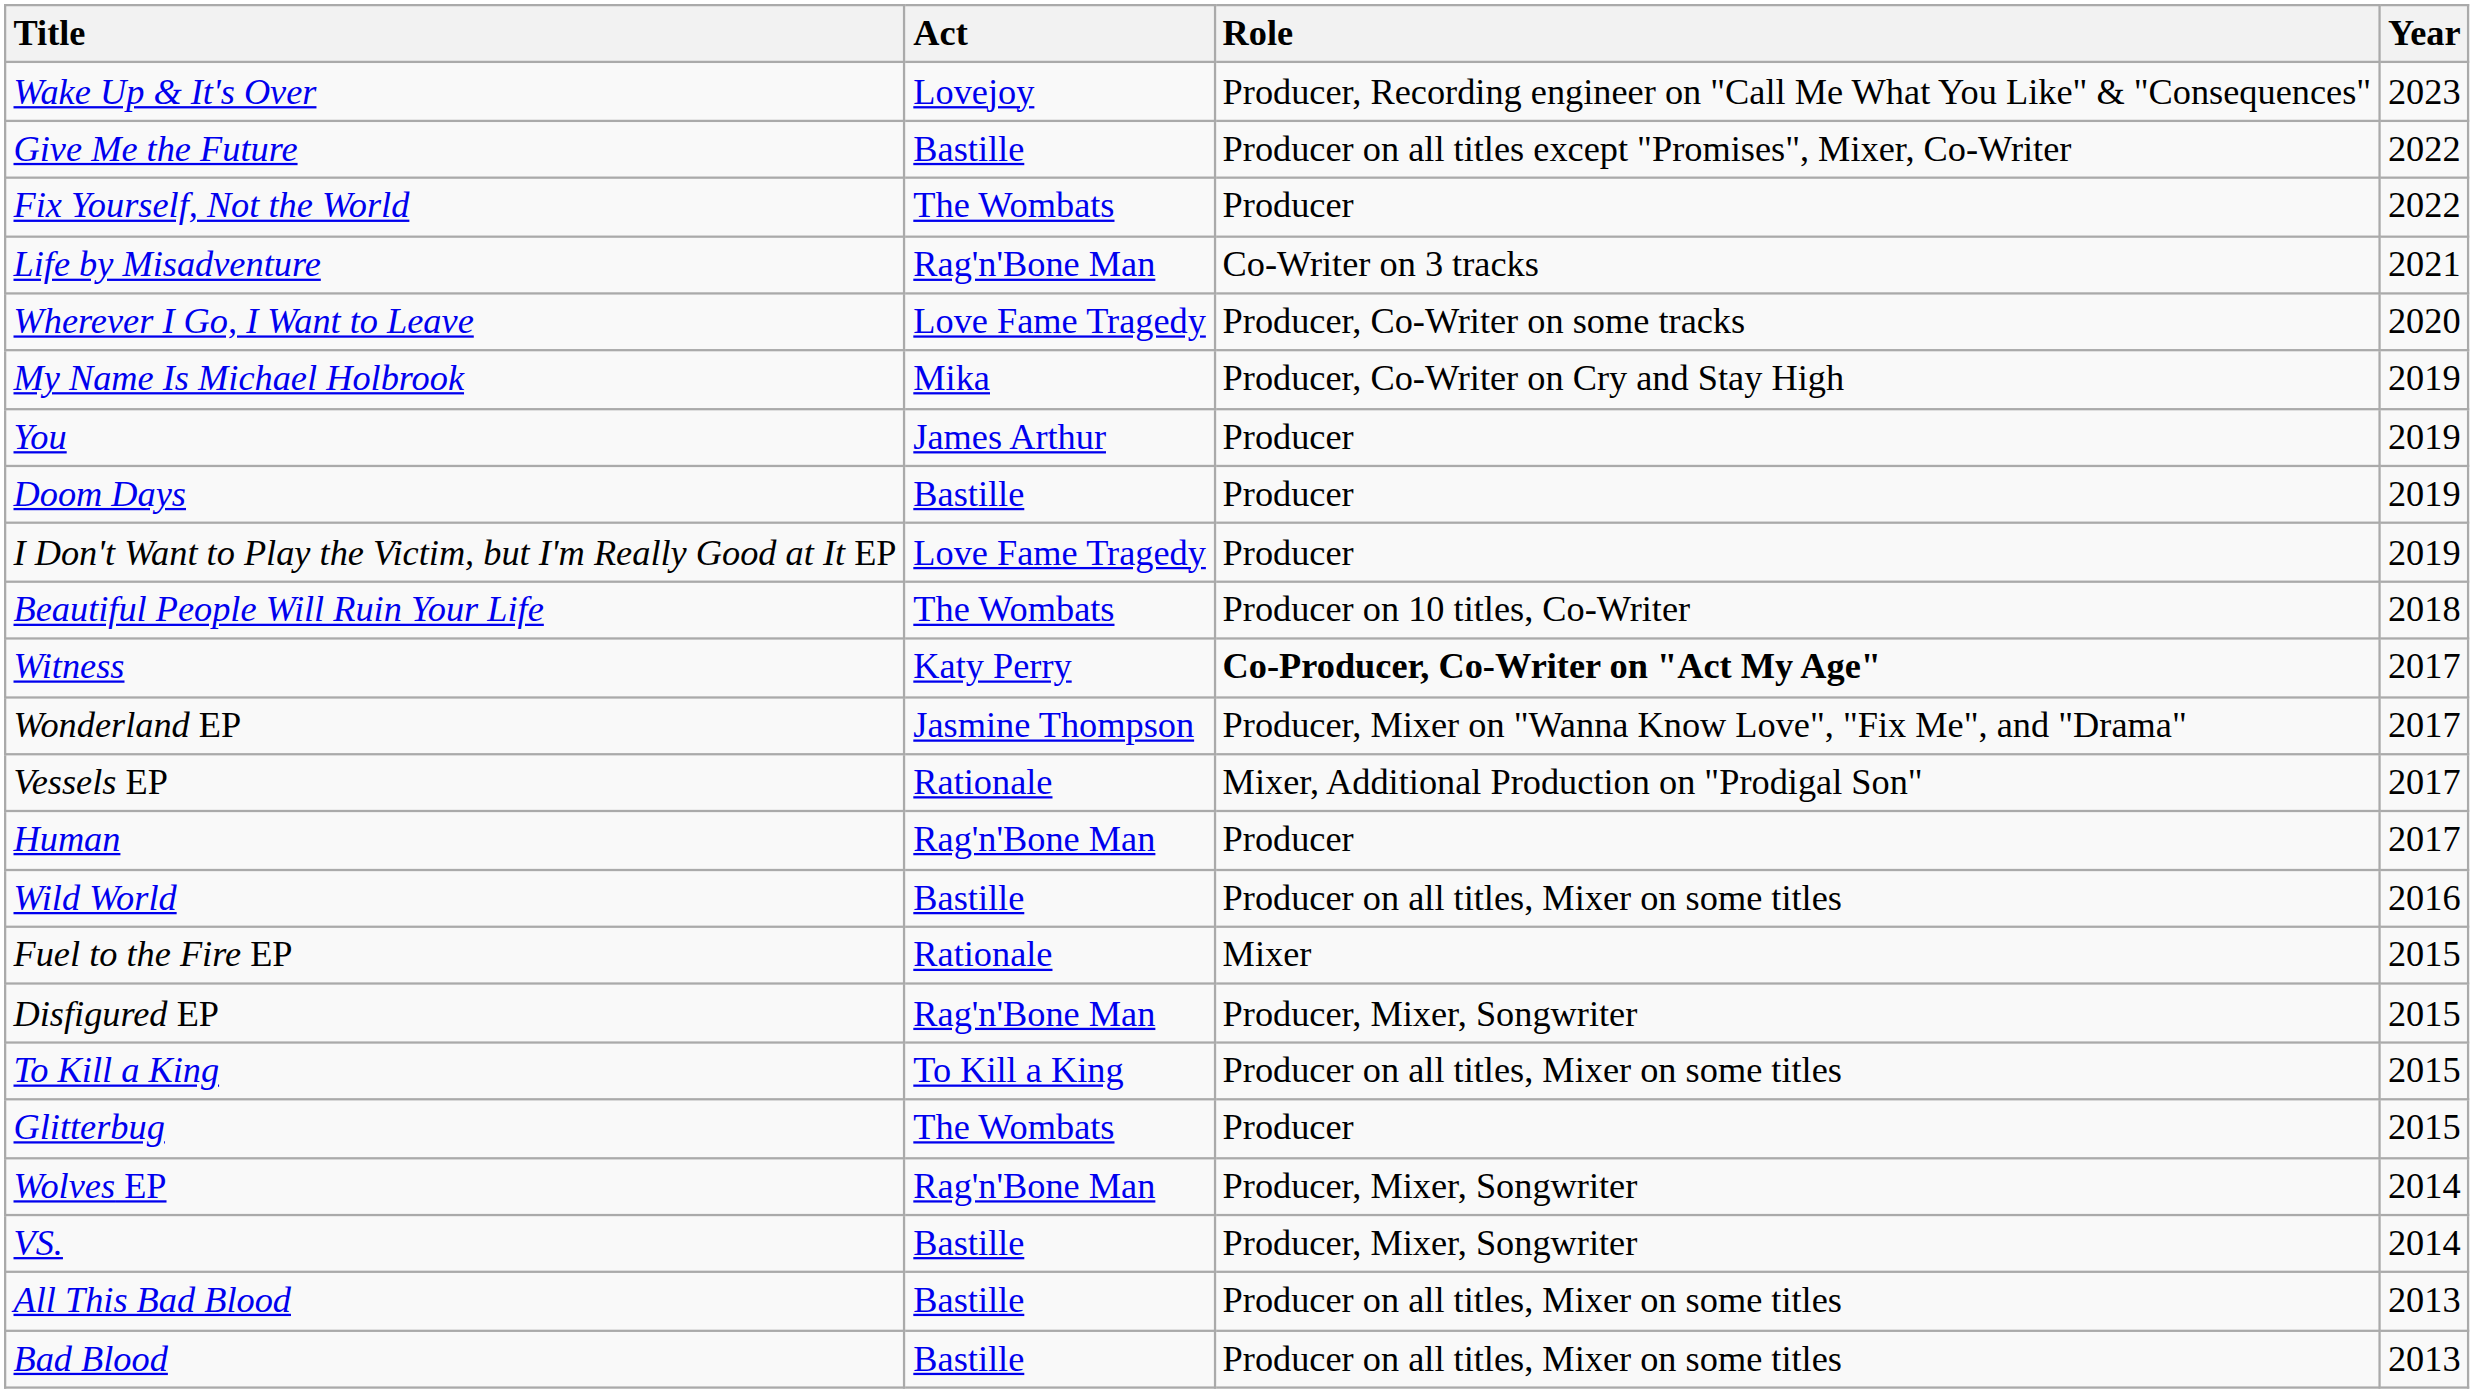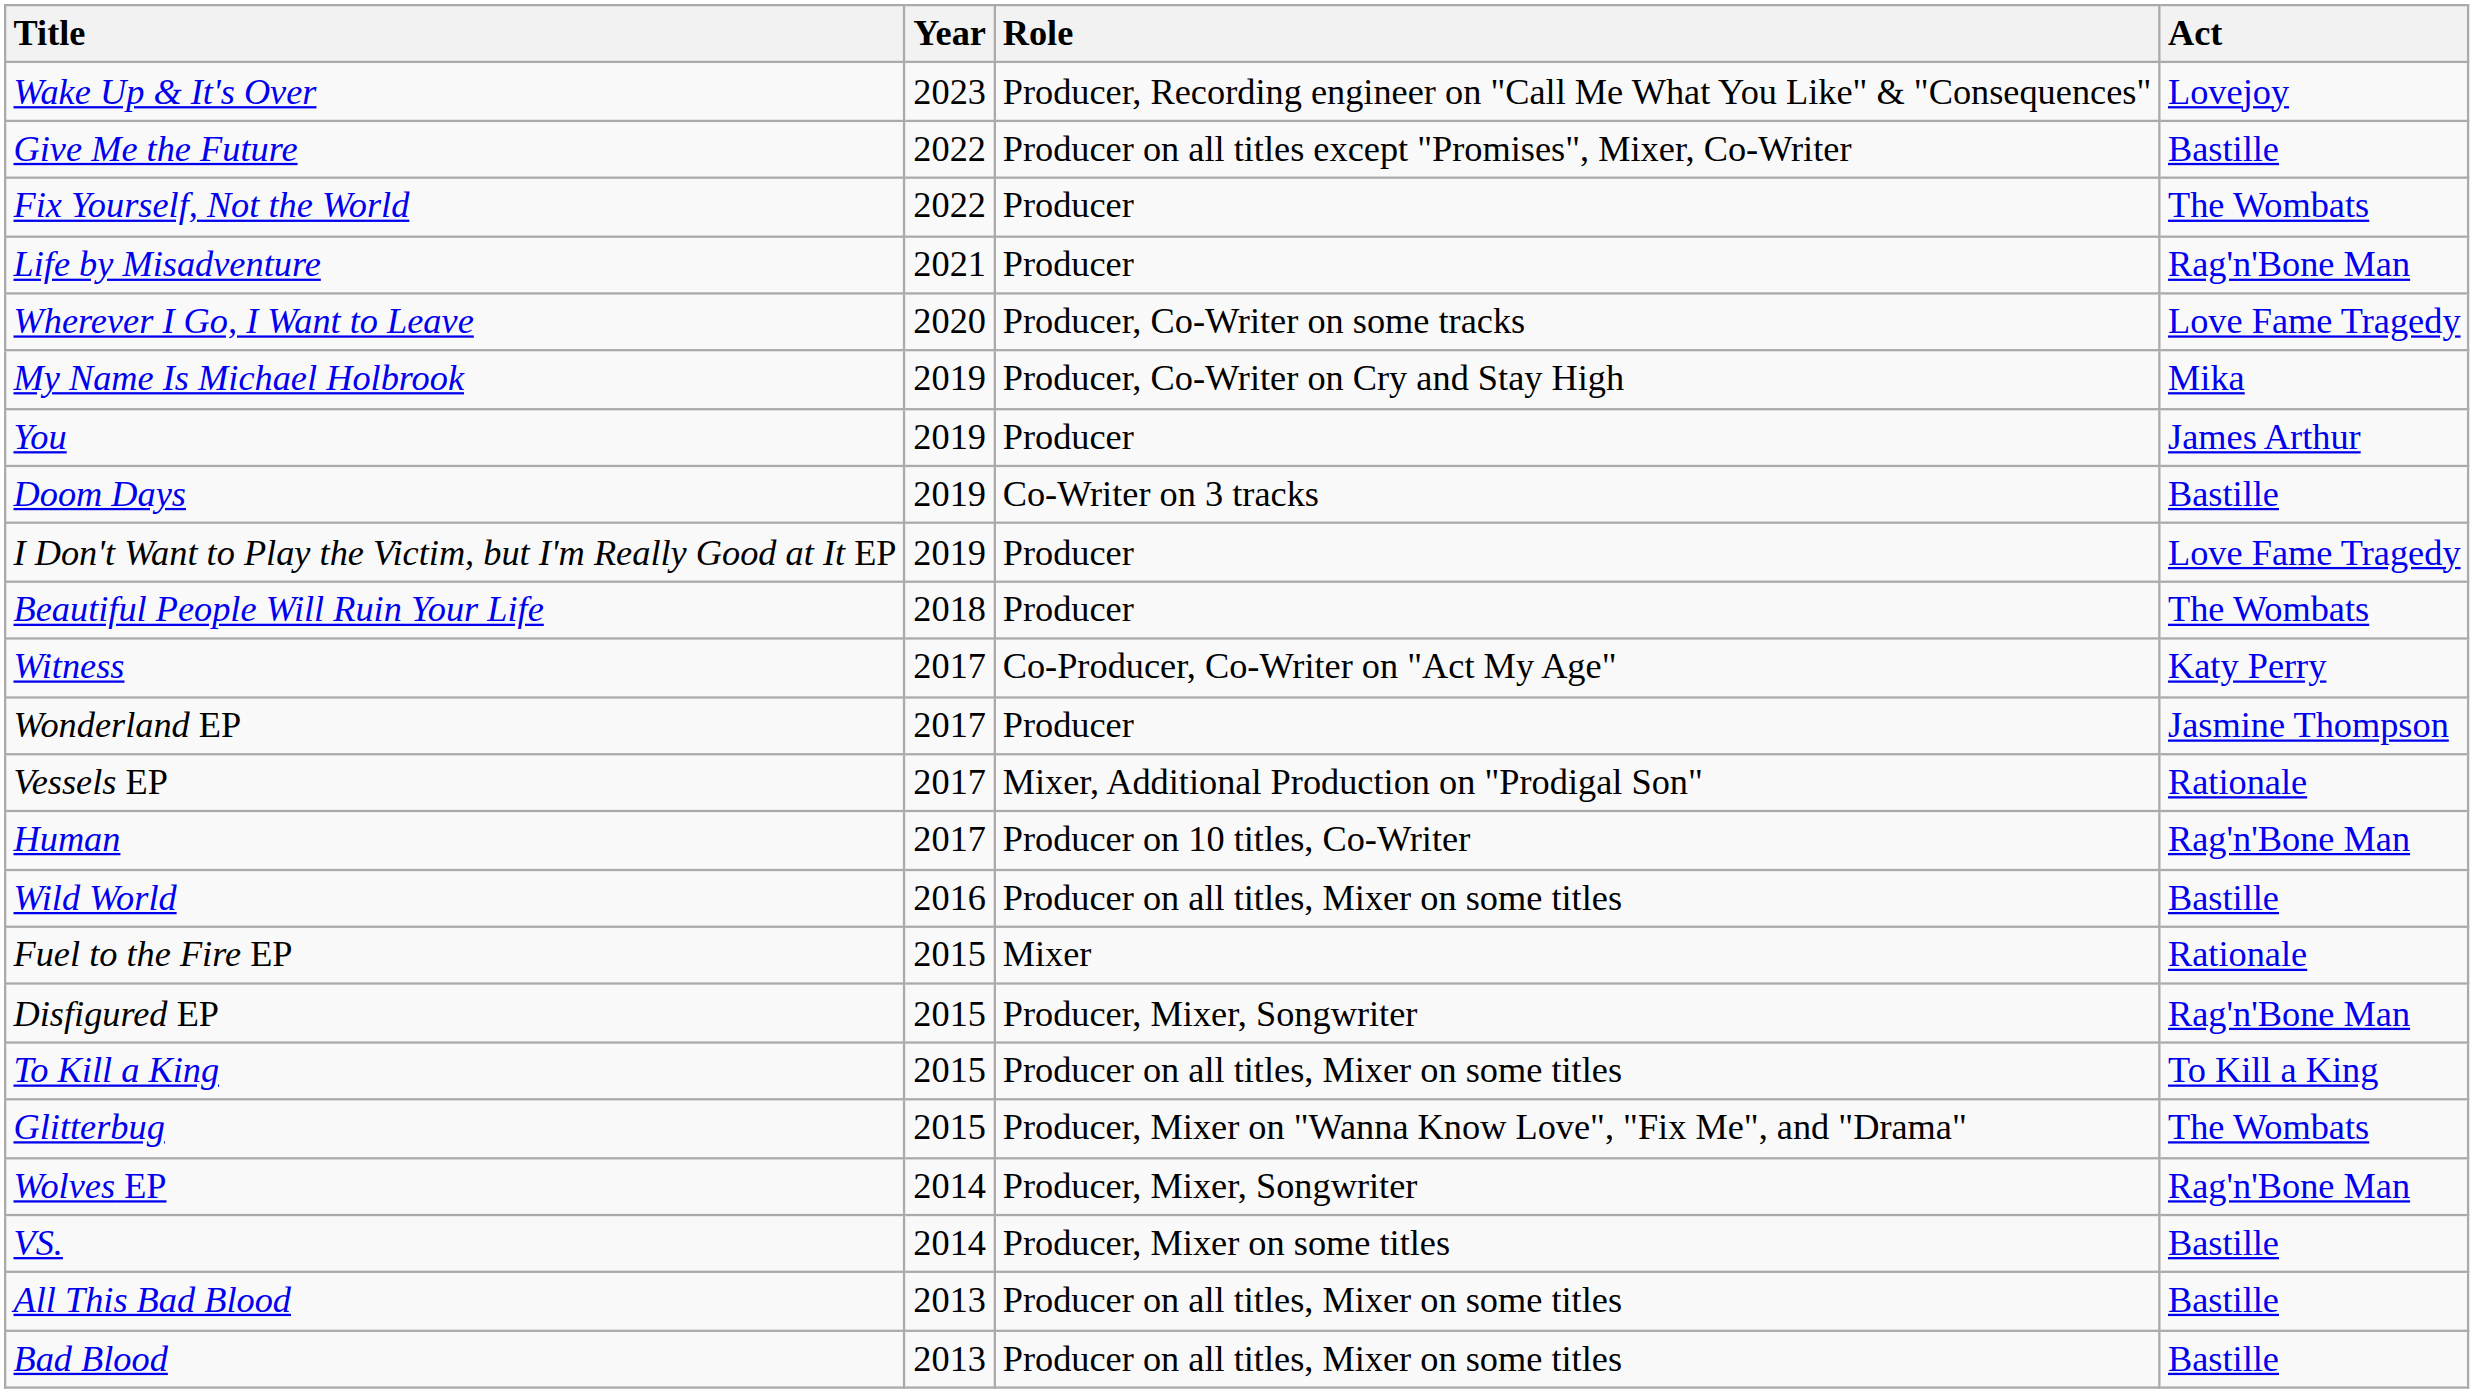columns swapped: (941, 33) <-> (2424, 33)
(1381, 263) Co-Writer on 3 tracks -> (1068, 263) Producer
(1288, 494) Producer -> (1161, 494) Co-Writer on 3 tracks
(1456, 609) Producer on 10 titles, Co-Writer -> (1068, 609) Producer
(1552, 666) bold -> (1310, 666) normal
(1705, 724) Producer, Mixer on "Wanna Know Love", "Fix Me", and "Drama" -> (1068, 724) Producer
(1288, 839) Producer -> (1236, 839) Producer on 10 titles, Co-Writer
(1288, 1127) Producer -> (1485, 1127) Producer, Mixer on "Wanna Know Love", "Fix Me", and "Drama"
(1430, 1242) Producer, Mixer, Songwriter -> (1226, 1242) Producer, Mixer on some titles
